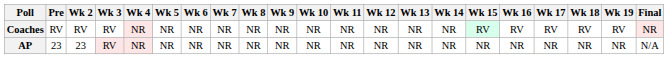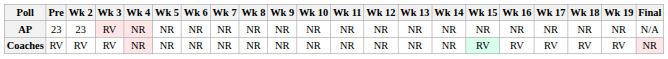rows swapped: (25, 45) <-> (25, 29)
